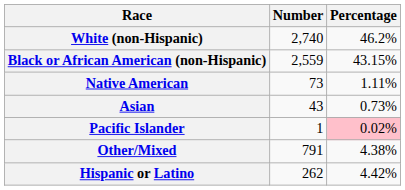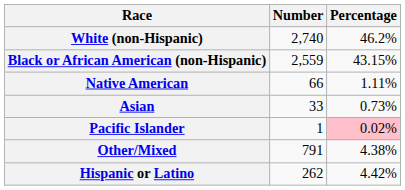(316, 83) 73 -> (316, 83) 66
(316, 106) 43 -> (316, 106) 33
